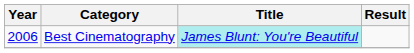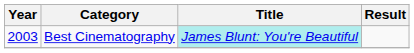(23, 36) 2006 -> (23, 36) 2003
